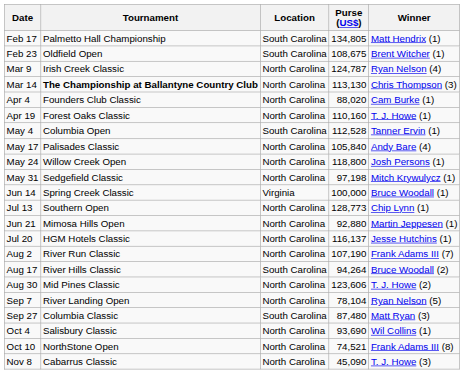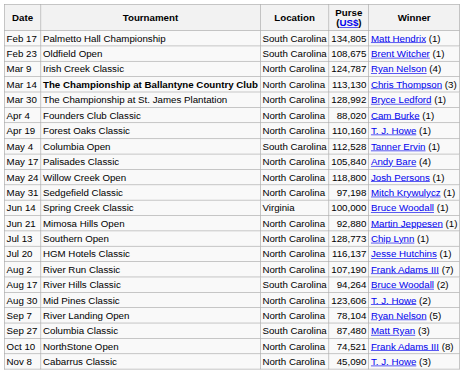+ row: (22, 100)
rows swapped: (21, 223) <-> (20, 208)
- row: (18, 331)
